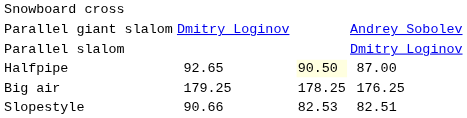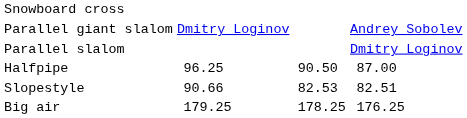(204, 69) 92.65 -> (204, 69) 96.25
(318, 69) lightyellow background -> (318, 69) no background
rows swapped: (44, 108) <-> (32, 88)
